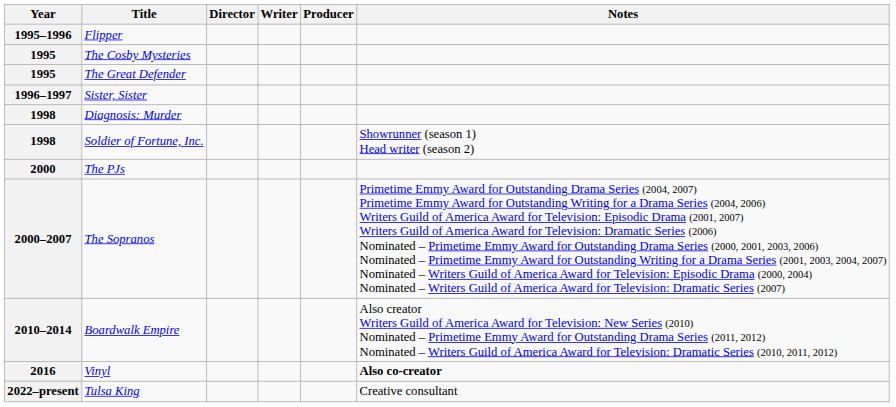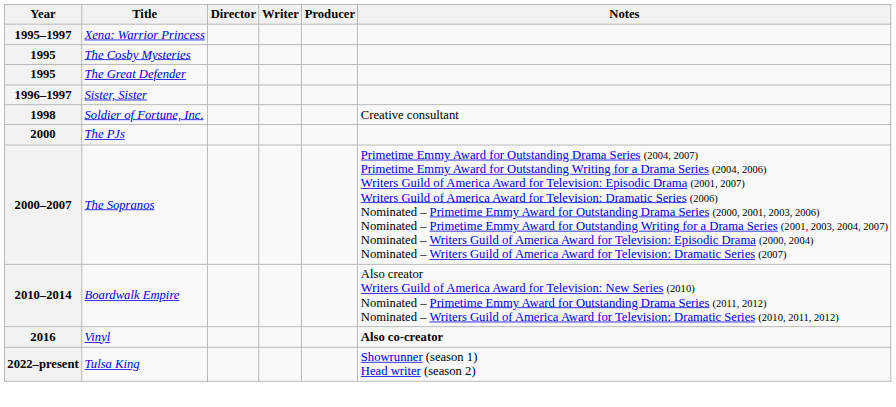- row: (103, 34)
+ row: (145, 34)
- row: (133, 114)
(418, 141) Showrunner (season 1) Head writer (season 2) -> (410, 114) Creative consultant
(408, 391) Creative consultant -> (419, 364) Showrunner (season 1) Head writer (season 2)
